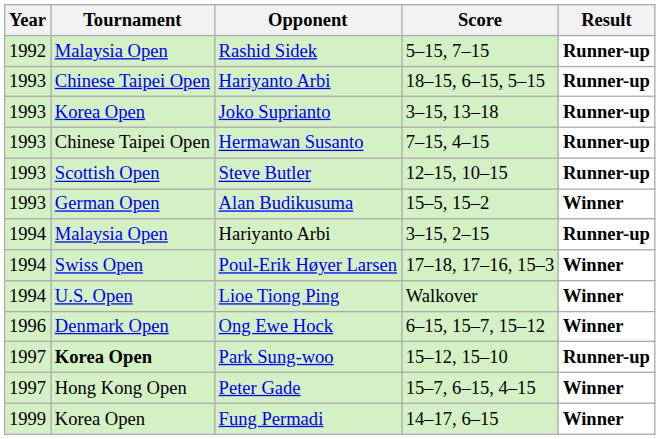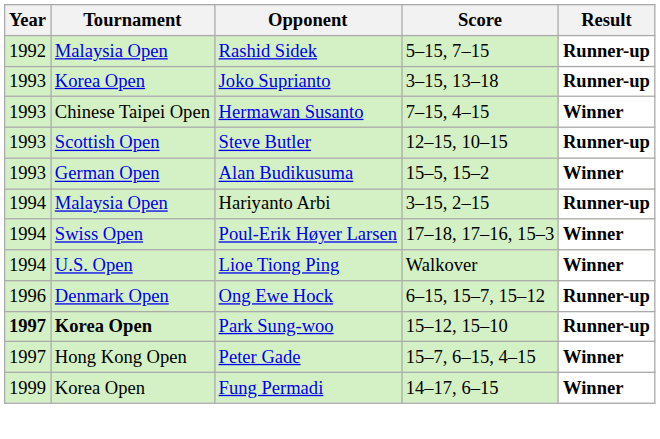- row: (275, 81)
(606, 142) Runner-up -> (593, 112) Winner
(593, 326) Winner -> (606, 295) Runner-up
(28, 357) normal -> (28, 326) bold
